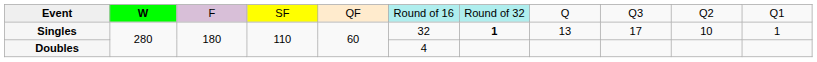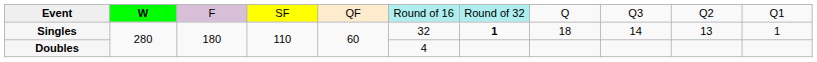(565, 31) 13 -> (565, 31) 18
(636, 31) 17 -> (636, 31) 14
(706, 31) 10 -> (706, 31) 13
